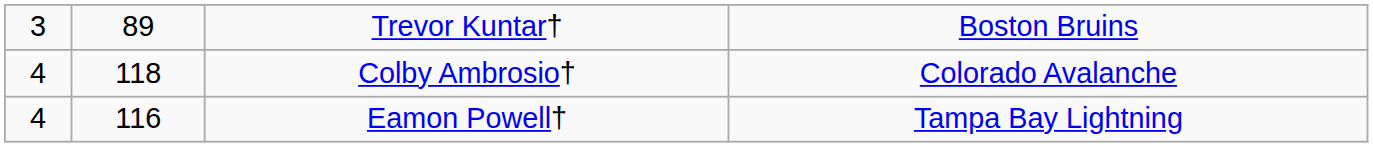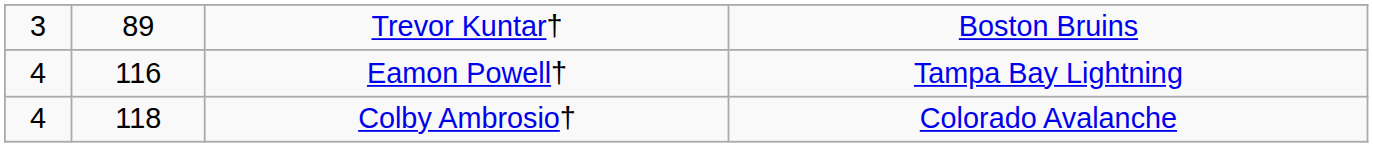rows swapped: (467, 118) <-> (467, 73)
